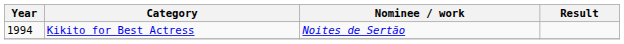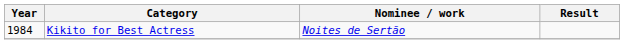(20, 30) 1994 -> (20, 30) 1984
